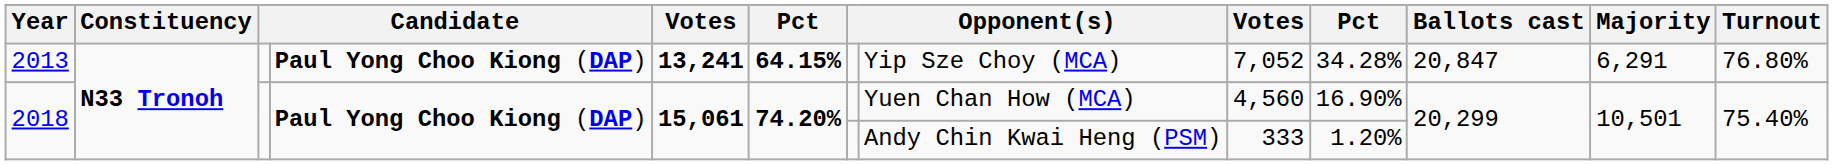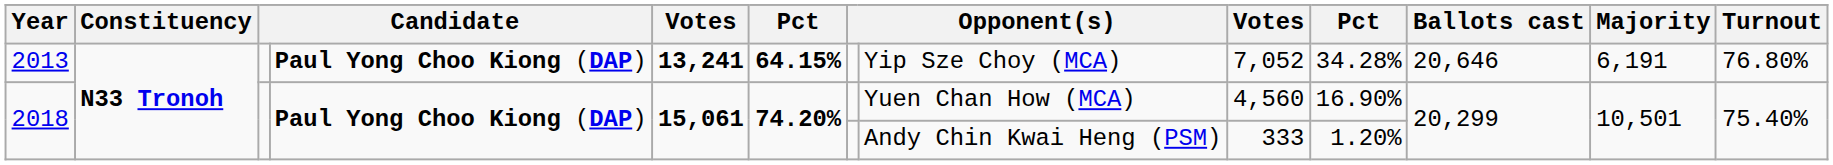(1456, 63) 20,847 -> (1456, 63) 20,646
(1632, 63) 6,291 -> (1632, 63) 6,191
